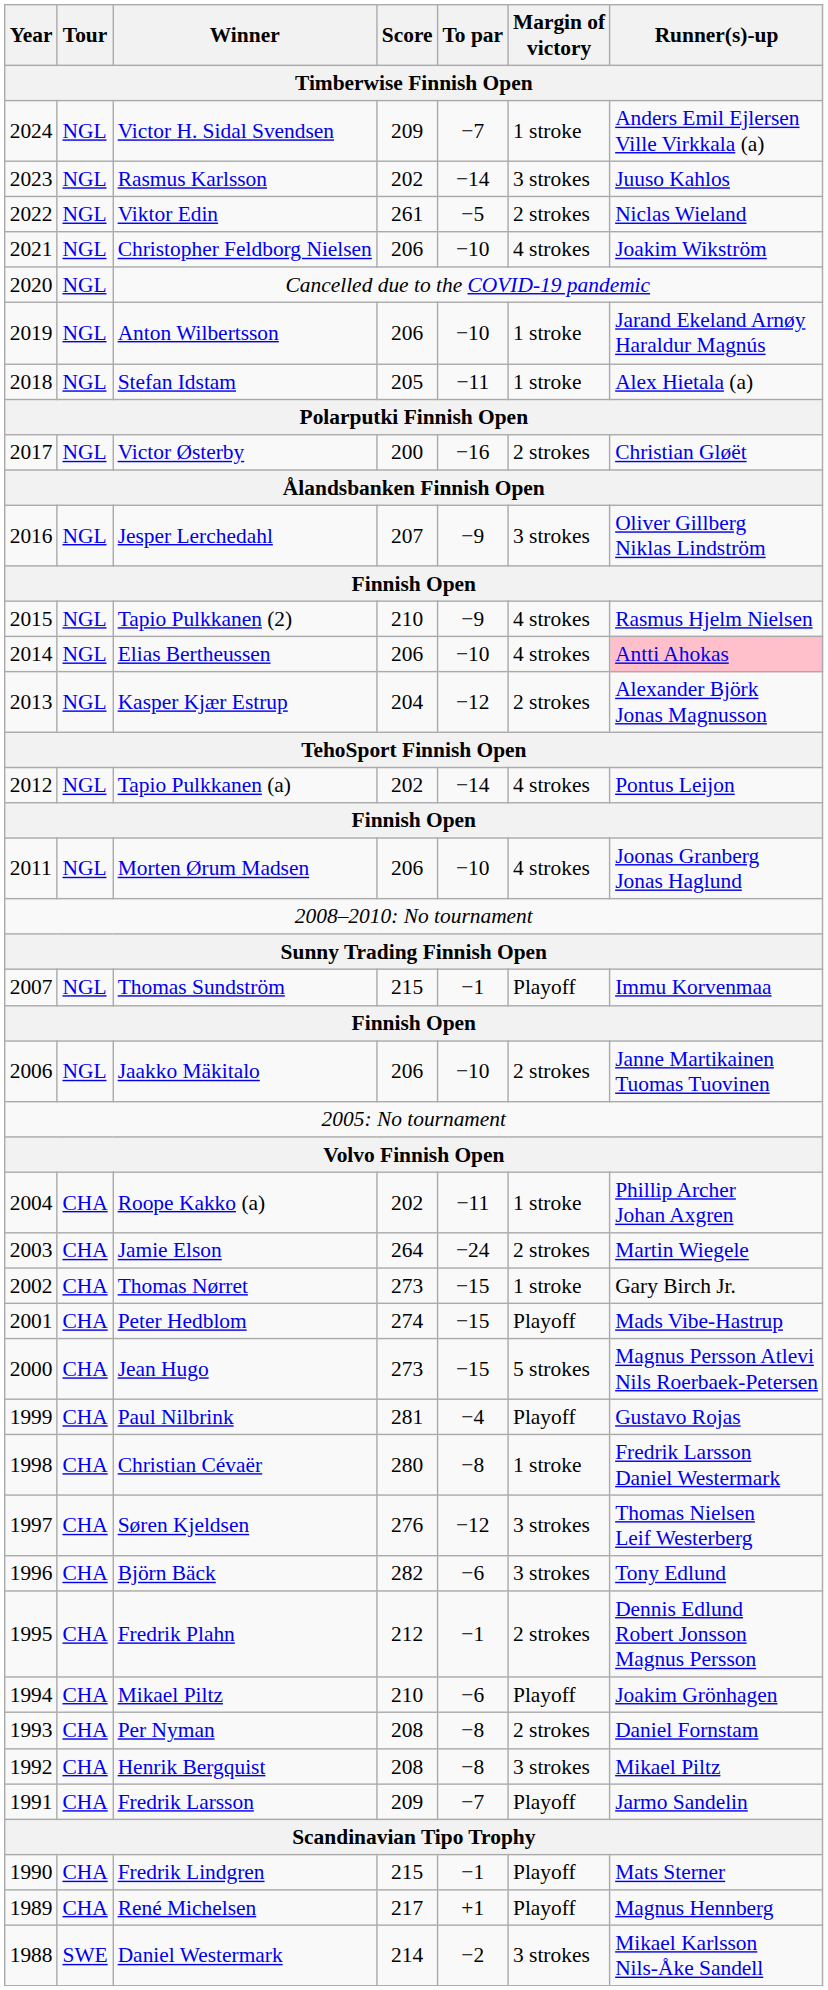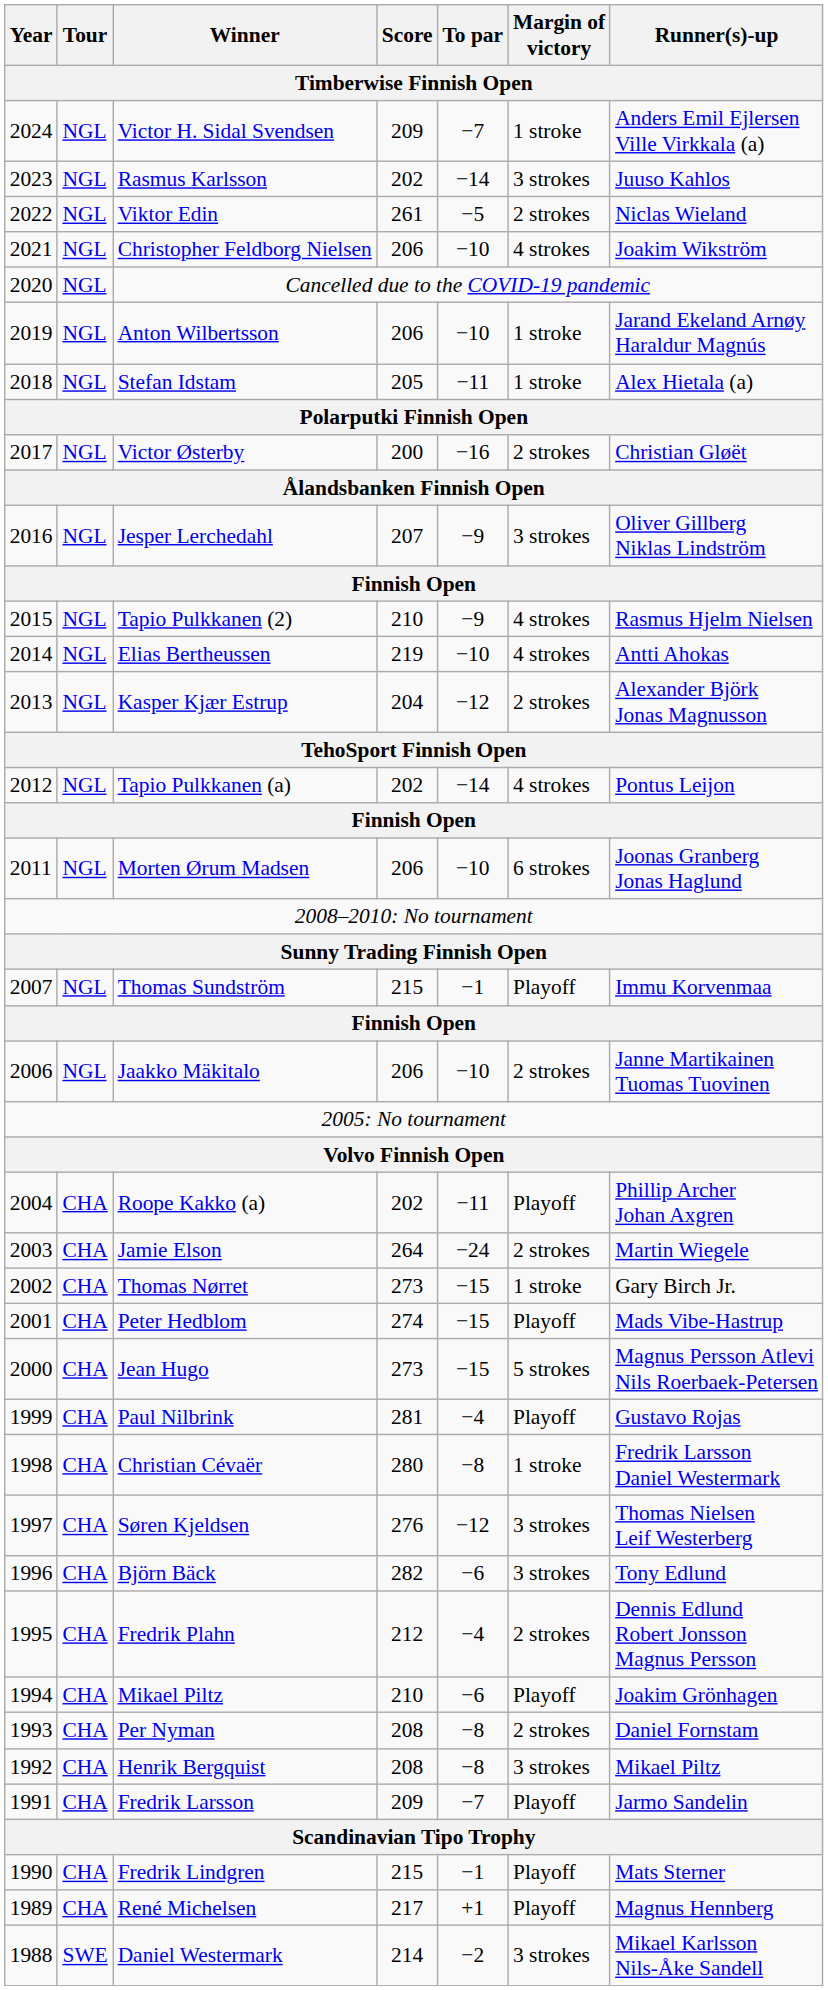(407, 653) 206 -> (407, 653) 219
(672, 653) pink background -> (672, 653) no background
(551, 868) 4 strokes -> (551, 868) 6 strokes
(547, 1202) 1 stroke -> (544, 1202) Playoff
(473, 1634) −1 -> (473, 1634) −4
